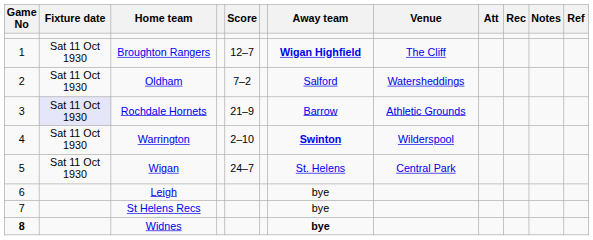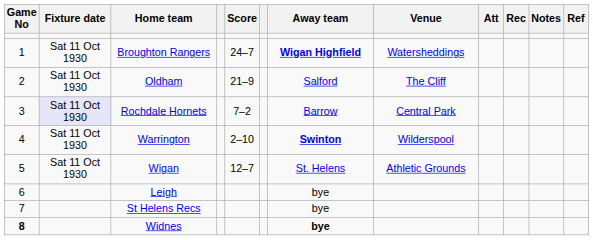(242, 53) 12–7 -> (242, 53) 24–7
(426, 53) The Cliff -> (426, 53) Watersheddings
(242, 82) 7–2 -> (242, 82) 21–9
(426, 82) Watersheddings -> (426, 82) The Cliff
(242, 111) 21–9 -> (242, 111) 7–2
(426, 111) Athletic Grounds -> (426, 111) Central Park
(242, 169) 24–7 -> (242, 169) 12–7
(426, 169) Central Park -> (426, 169) Athletic Grounds
